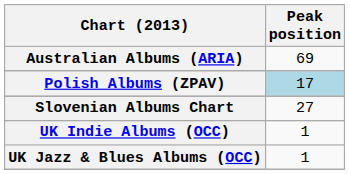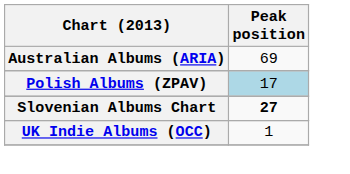(305, 108) normal -> (269, 108) bold
- row: (135, 157)
